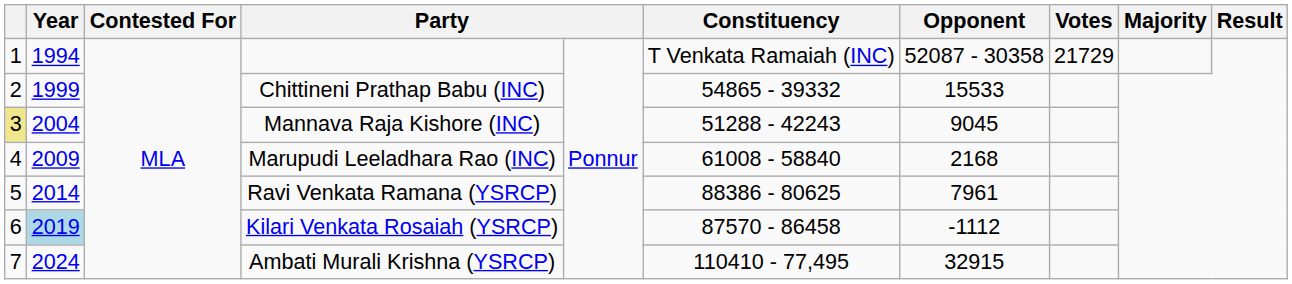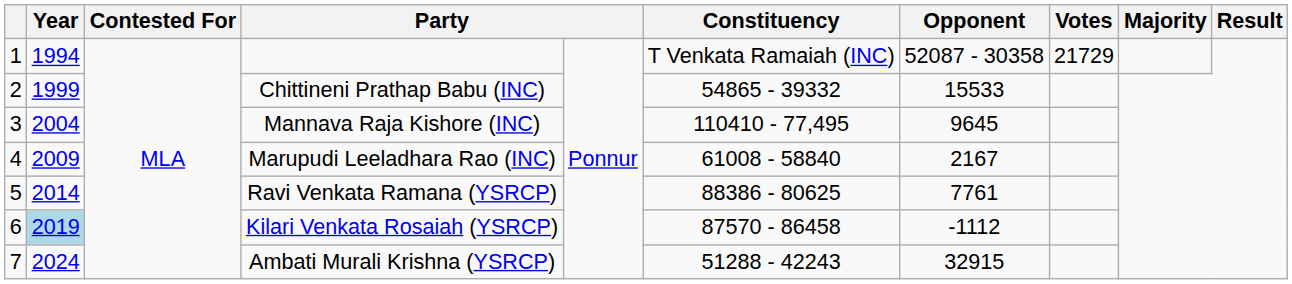(16, 124) khaki background -> (16, 124) no background
(771, 124) 51288 - 42243 -> (771, 124) 110410 - 77,495
(974, 124) 9045 -> (974, 124) 9645
(974, 158) 2168 -> (974, 158) 2167
(974, 192) 7961 -> (974, 192) 7761
(771, 261) 110410 - 77,495 -> (771, 261) 51288 - 42243
